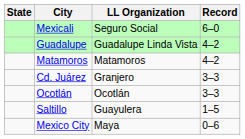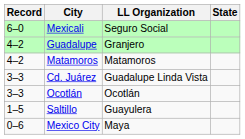columns swapped: (19, 12) <-> (220, 12)
(146, 45) Guadalupe Linda Vista -> (124, 45) Granjero
(114, 77) Granjero -> (156, 77) Guadalupe Linda Vista
